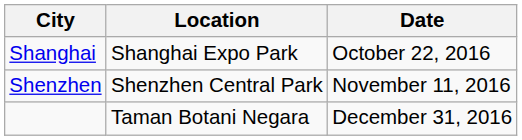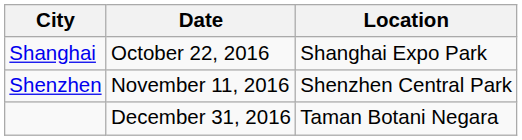columns swapped: (217, 20) <-> (422, 20)
